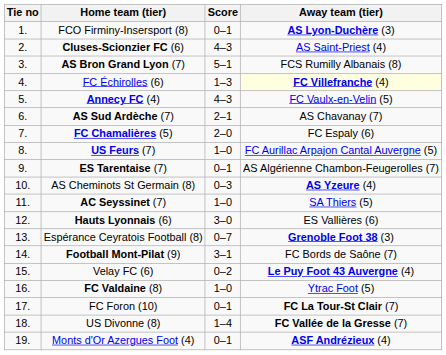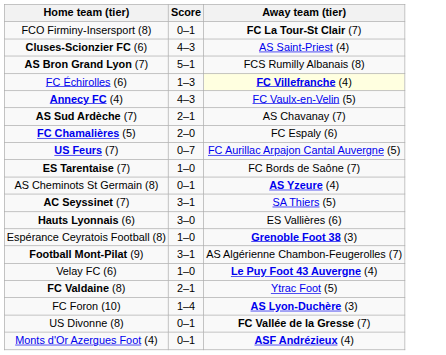- column: (23, 13)
(341, 30) AS Lyon-Duchère (3) -> (304, 30) FC La Tour-St Clair (7)
(223, 151) 1–0 -> (186, 151) 0–7
(223, 168) 0–1 -> (186, 168) 1–0
(341, 168) AS Algérienne Chambon-Feugerolles (7) -> (304, 168) FC Bords de Saône (7)
(223, 185) 0–3 -> (186, 185) 0–1
(223, 202) 1–0 -> (186, 202) 3–1
(223, 237) 0–7 -> (186, 237) 1–0
(341, 254) FC Bords de Saône (7) -> (304, 254) AS Algérienne Chambon-Feugerolles (7)
(223, 271) 0–2 -> (186, 271) 1–0
(223, 289) 1–0 -> (186, 289) 2–1
(223, 306) 0–1 -> (186, 306) 1–4
(341, 306) FC La Tour-St Clair (7) -> (304, 306) AS Lyon-Duchère (3)
(223, 323) 1–4 -> (186, 323) 0–1
